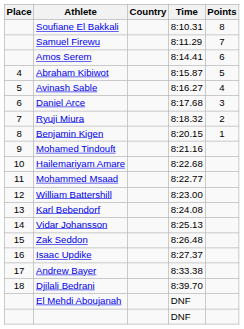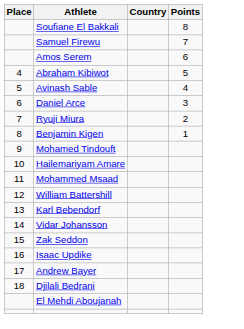- column: (187, 12)
